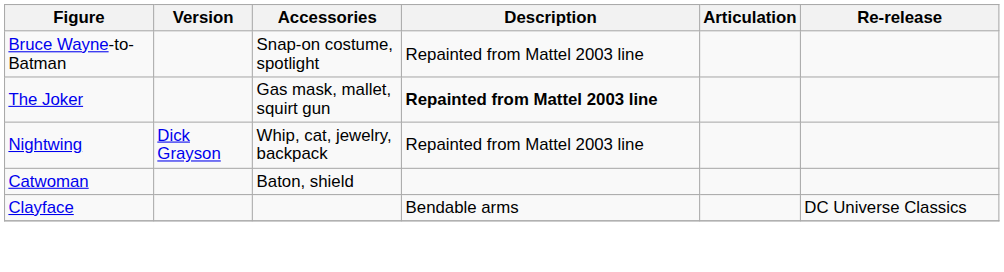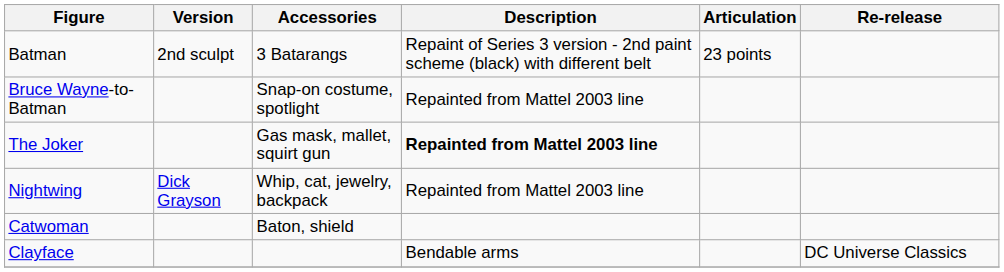+ row: (37, 53)
